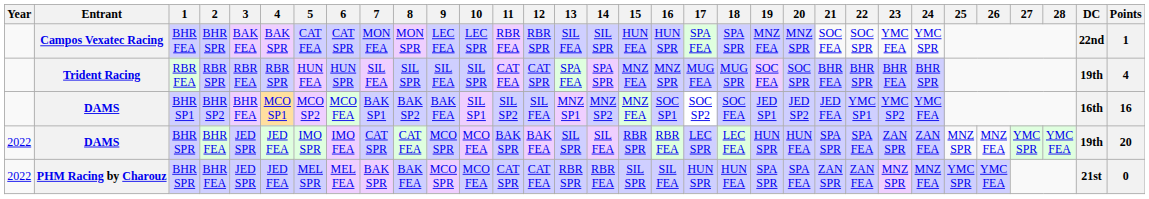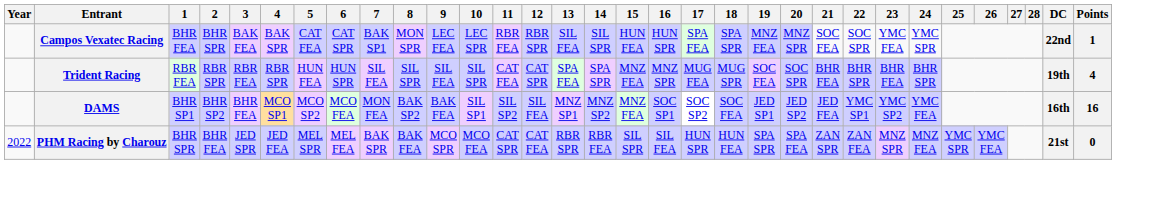(376, 40) MON FEA -> (376, 40) BAK SP1
(376, 108) BAK SP1 -> (376, 108) MON FEA
- row: (102, 142)
